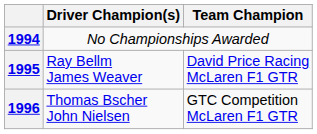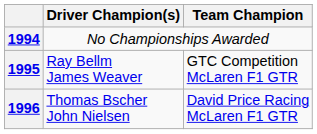(248, 69) David Price Racing McLaren F1 GTR -> (242, 69) GTC Competition McLaren F1 GTR
(242, 108) GTC Competition McLaren F1 GTR -> (248, 108) David Price Racing McLaren F1 GTR
